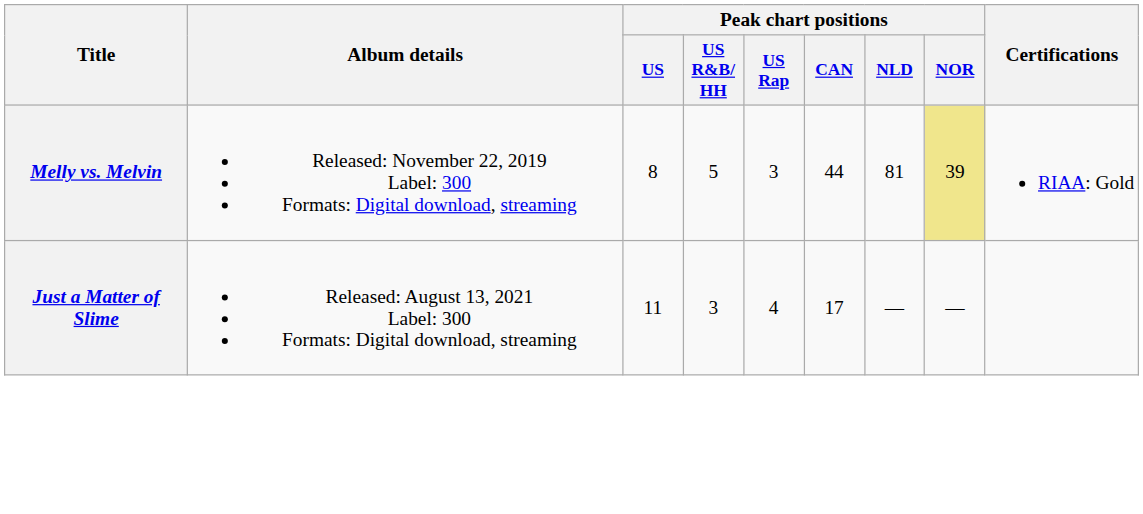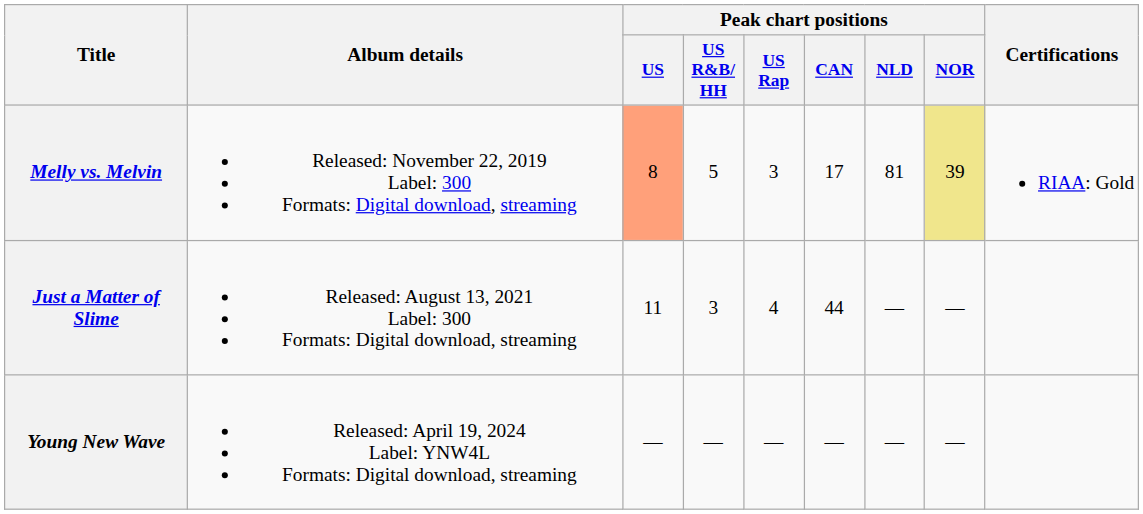(653, 172) no background -> (653, 172) lightsalmon background
(834, 172) 44 -> (834, 172) 17
(834, 307) 17 -> (834, 307) 44
+ row: (96, 441)
